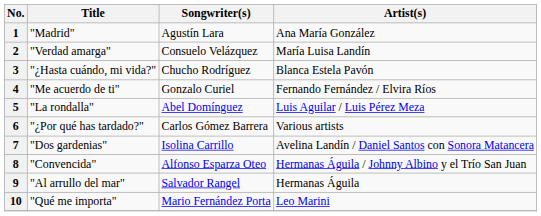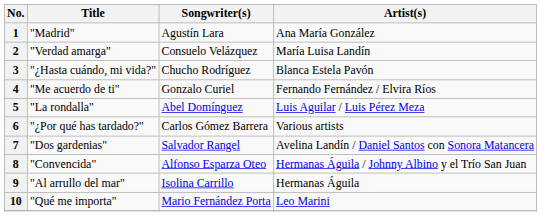(198, 145) Isolina Carrillo -> (201, 145) Salvador Rangel
(201, 182) Salvador Rangel -> (198, 182) Isolina Carrillo
